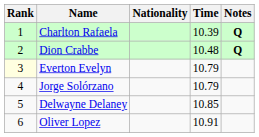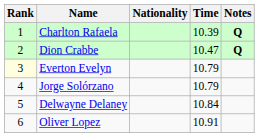(206, 50) 10.48 -> (206, 50) 10.47
(206, 104) 10.85 -> (206, 104) 10.84
